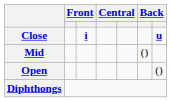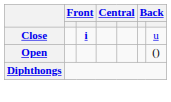(159, 35) bold -> (156, 35) normal
- row: (34, 53)
